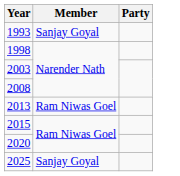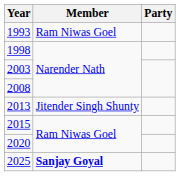(67, 32) Sanjay Goyal -> (76, 32) Ram Niwas Goel
(76, 106) Ram Niwas Goel -> (87, 106) Jitender Singh Shunty
(67, 161) normal -> (69, 161) bold
